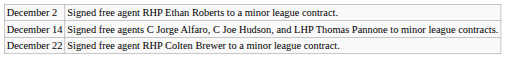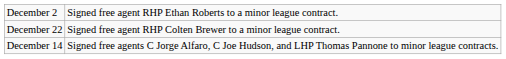rows swapped: (35, 29) <-> (35, 45)
